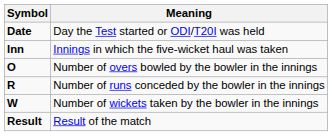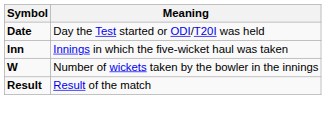- row: (11, 67)
- row: (11, 85)
